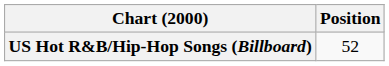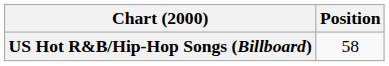(350, 46) 52 -> (350, 46) 58
